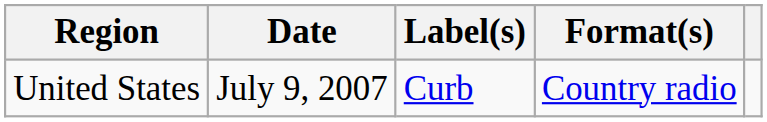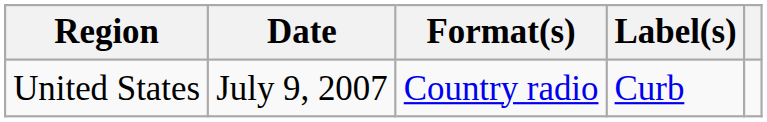columns swapped: (639, 32) <-> (465, 32)
